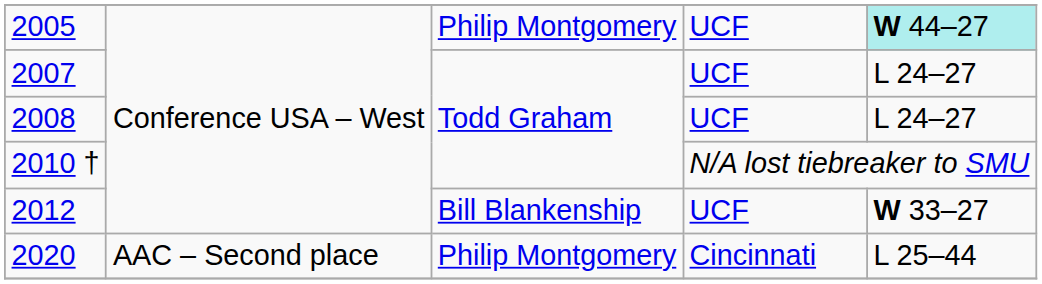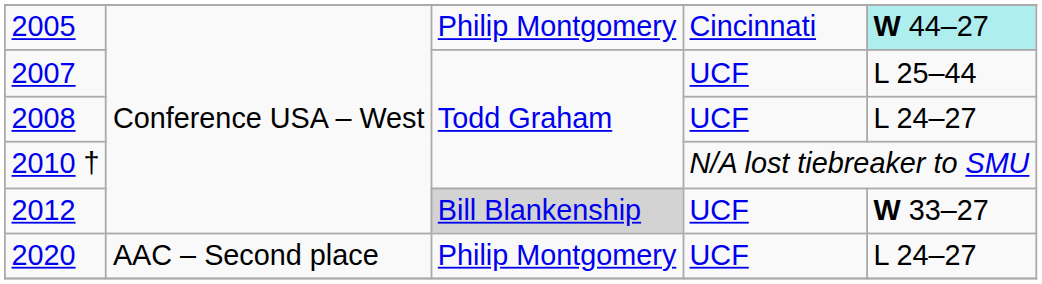(719, 27) UCF -> (753, 27) Cincinnati
(925, 73) L 24–27 -> (925, 73) L 25–44
(539, 210) no background -> (539, 210) lightgrey background
(753, 255) Cincinnati -> (719, 255) UCF
(925, 255) L 25–44 -> (925, 255) L 24–27
